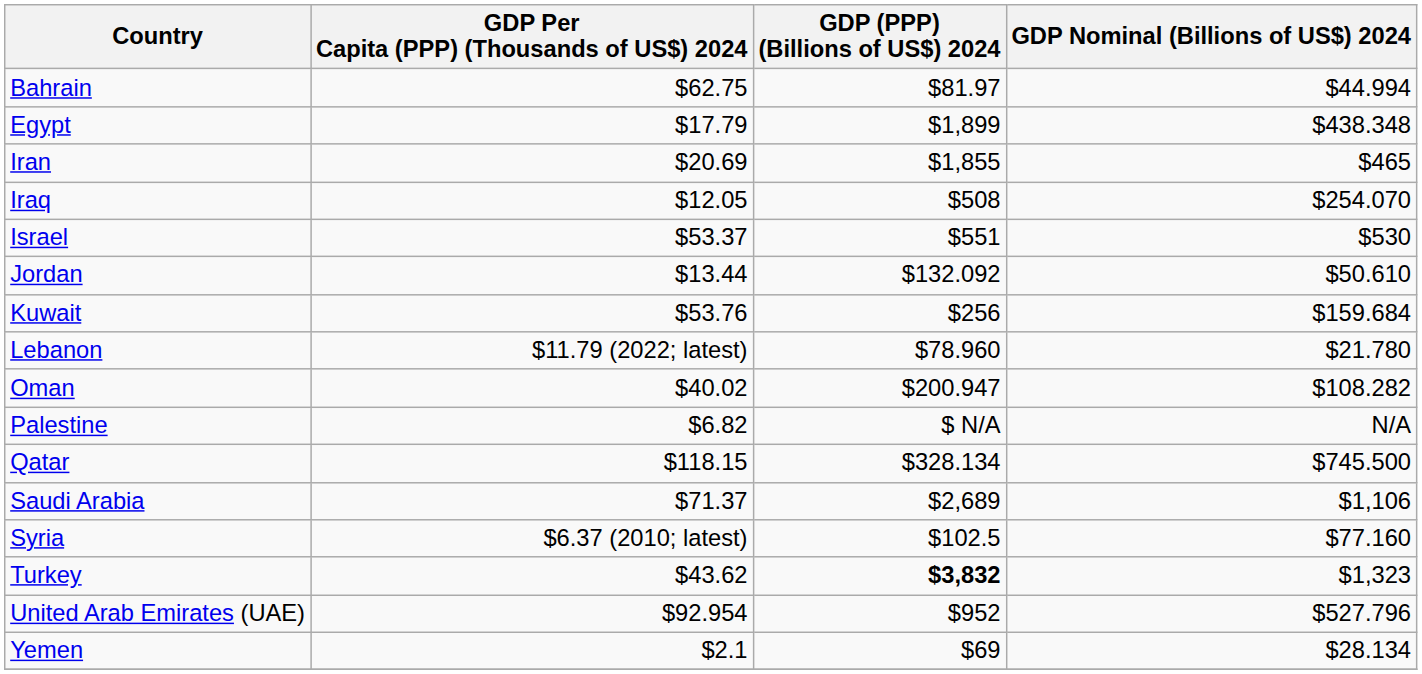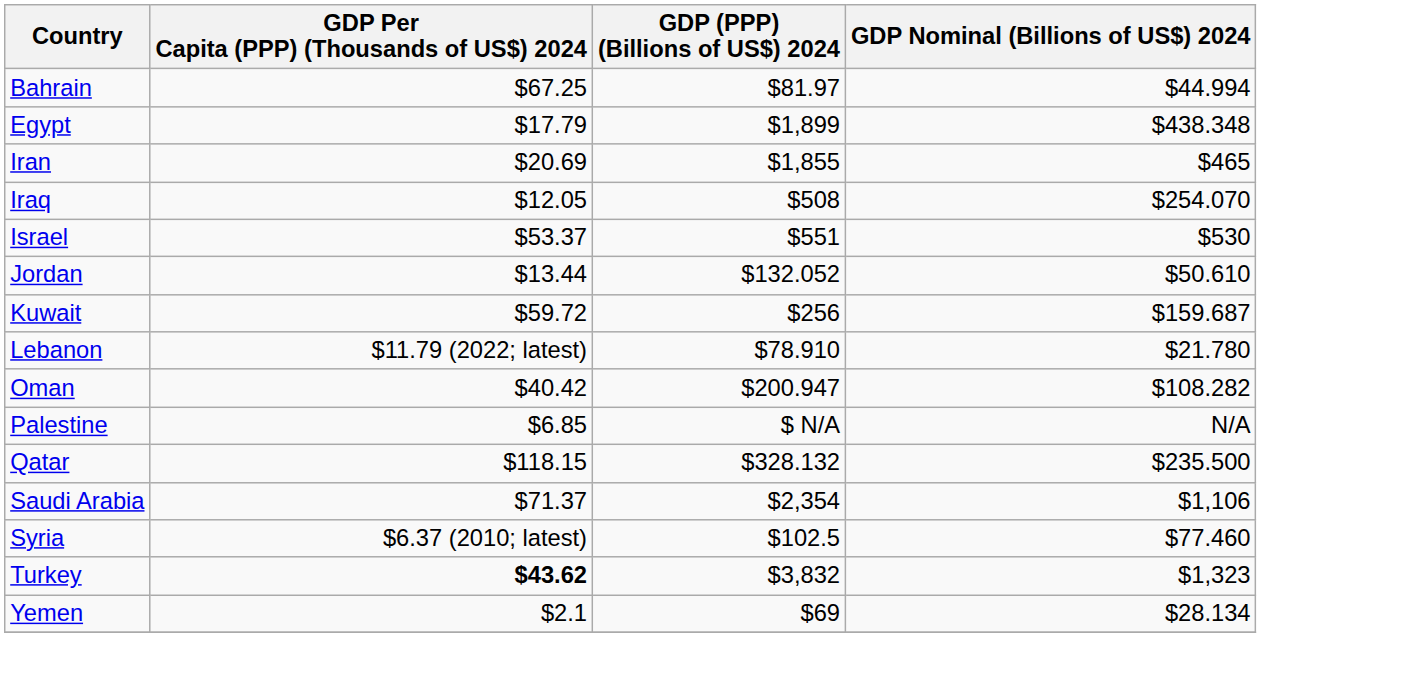(711, 87) $62.75 -> (551, 87) $67.25
(951, 275) $132.092 -> (791, 275) $132.052
(711, 312) $53.76 -> (551, 312) $59.72
(1362, 312) $159.684 -> (1201, 312) $159.687
(958, 350) $78.960 -> (797, 350) $78.910
(711, 387) $40.02 -> (551, 387) $40.42
(718, 425) $6.82 -> (557, 425) $6.85
(951, 463) $328.134 -> (791, 463) $328.132
(1362, 463) $745.500 -> (1201, 463) $235.500
(964, 500) $2,689 -> (804, 500) $2,354
(1368, 538) $77.160 -> (1208, 538) $77.460
(711, 575) normal -> (551, 575) bold
(964, 575) bold -> (804, 575) normal
- row: (158, 613)
